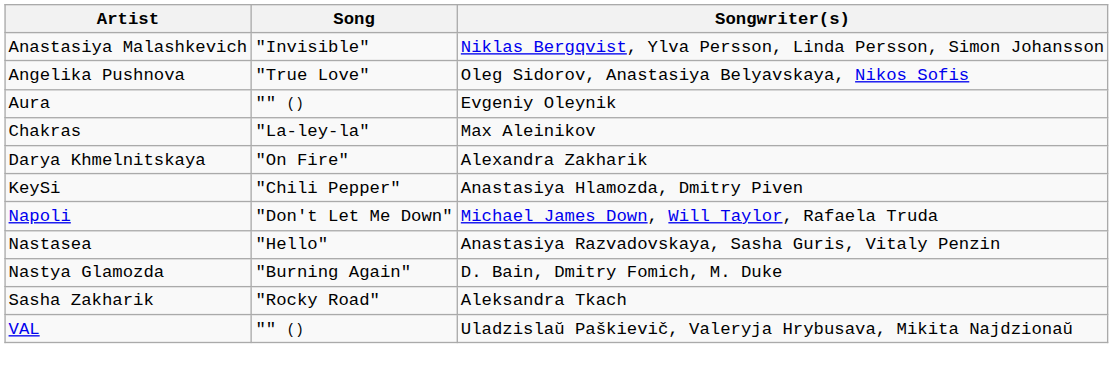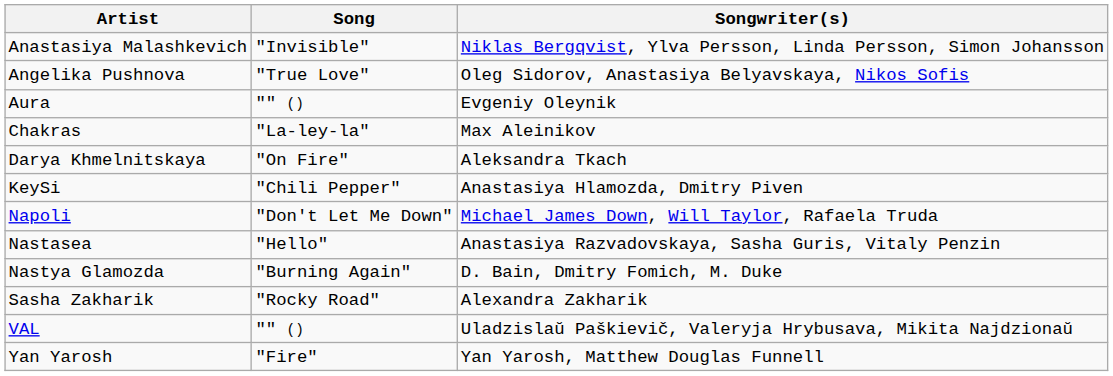(554, 160) Alexandra Zakharik -> (544, 160) Aleksandra Tkach
(544, 301) Aleksandra Tkach -> (554, 301) Alexandra Zakharik
+ row: (60, 357)
